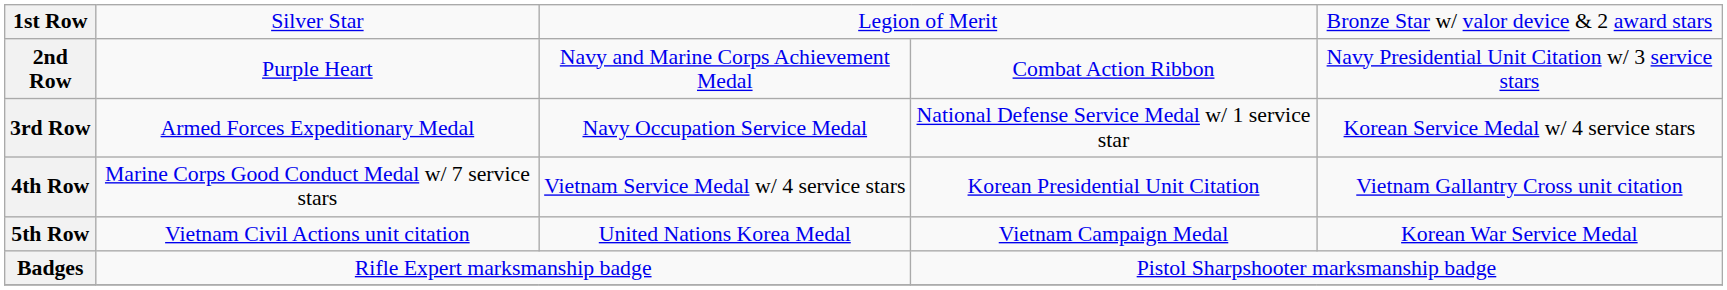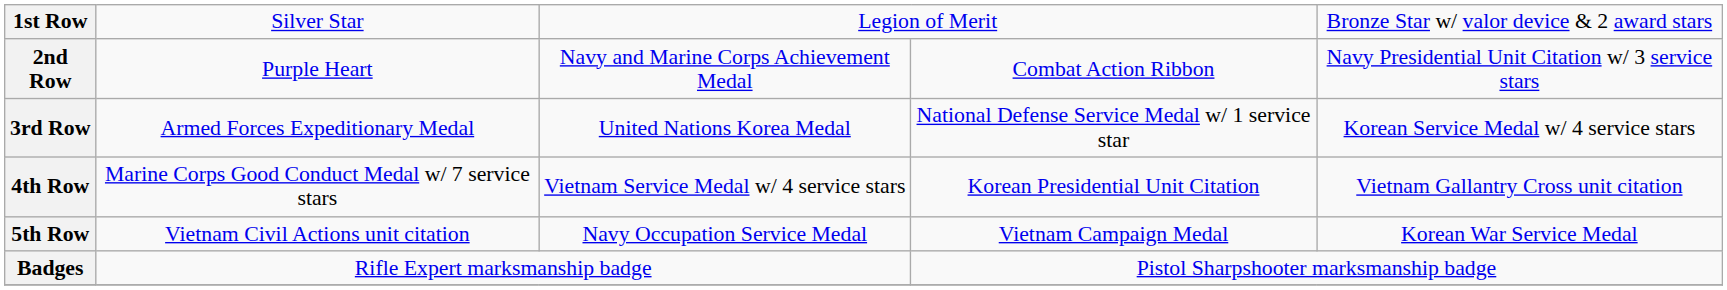(725, 127) Navy Occupation Service Medal -> (725, 127) United Nations Korea Medal
(725, 233) United Nations Korea Medal -> (725, 233) Navy Occupation Service Medal
